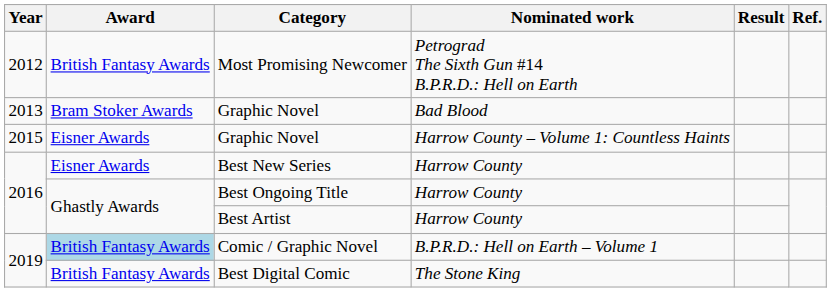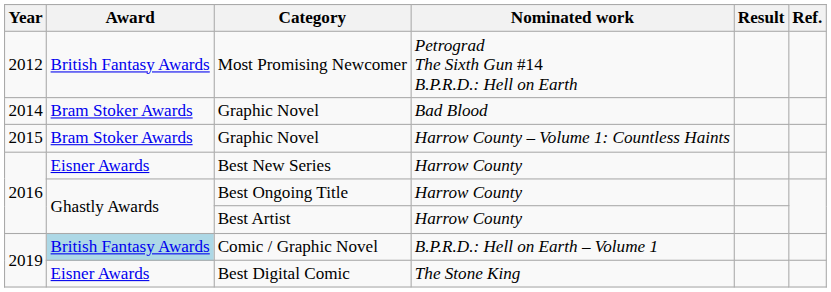(26, 110) 2013 -> (26, 110) 2014
(100, 138) Eisner Awards -> (122, 138) Bram Stoker Awards
(130, 273) British Fantasy Awards -> (100, 273) Eisner Awards
